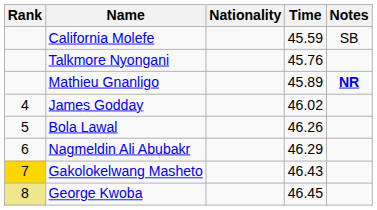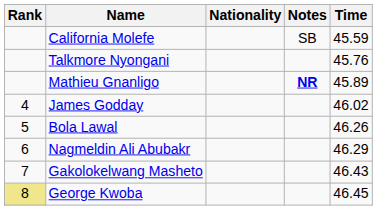columns swapped: (305, 15) <-> (349, 15)
(25, 171) gold background -> (25, 171) no background
